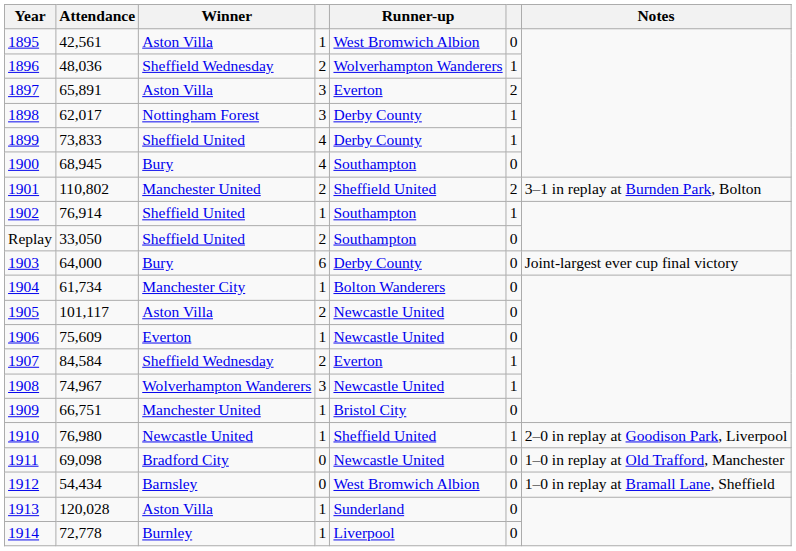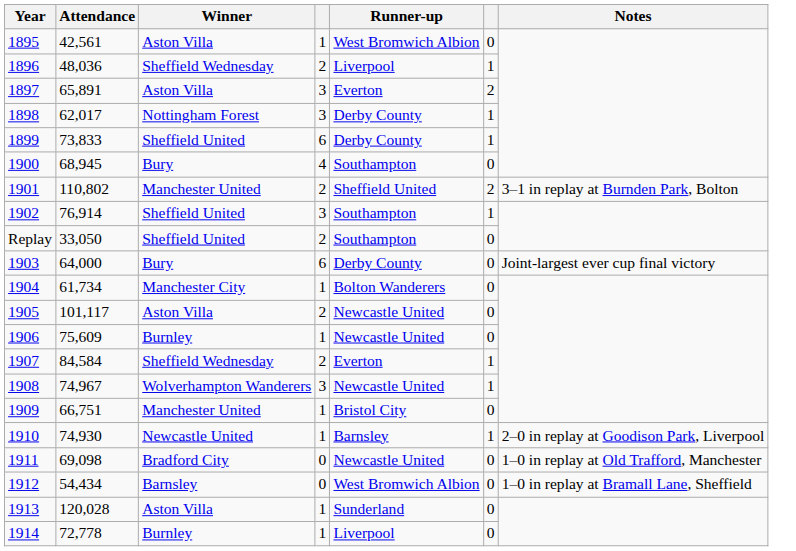(418, 66) Wolverhampton Wanderers -> (364, 66) Liverpool
(322, 139) 4 -> (322, 139) 6
(322, 213) 1 -> (322, 213) 3
(167, 336) Everton -> (167, 336) Burnley
(81, 435) 76,980 -> (81, 435) 74,930
(385, 435) Sheffield United -> (361, 435) Barnsley
